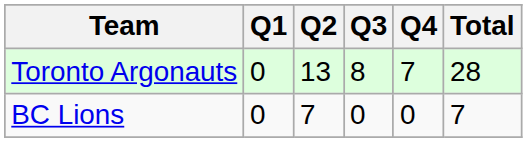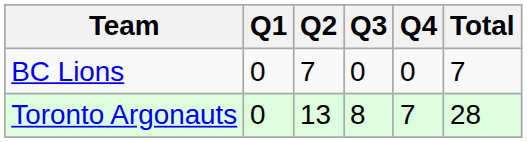rows swapped: (124, 70) <-> (68, 114)
